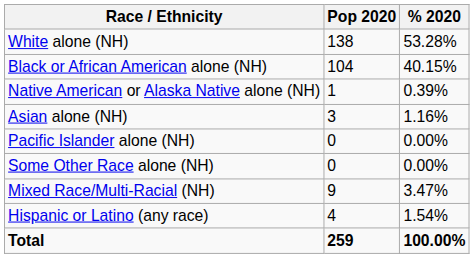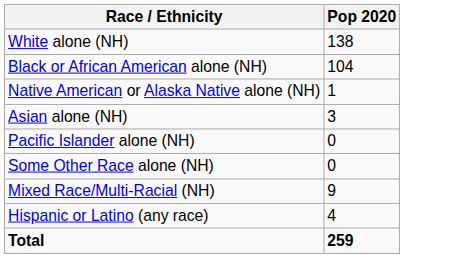- column: (434, 16)
